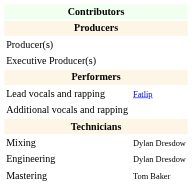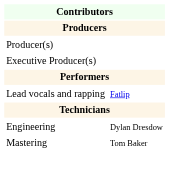- row: (67, 110)
- row: (21, 143)
